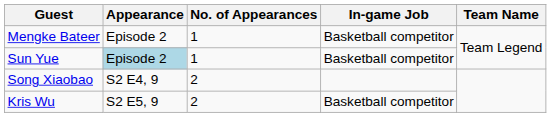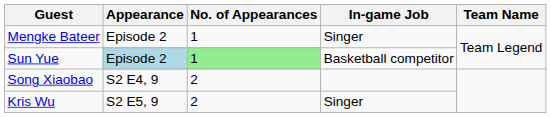(389, 36) Basketball competitor -> (343, 36) Singer
(194, 58) no background -> (194, 58) lightgreen background
(389, 101) Basketball competitor -> (343, 101) Singer
